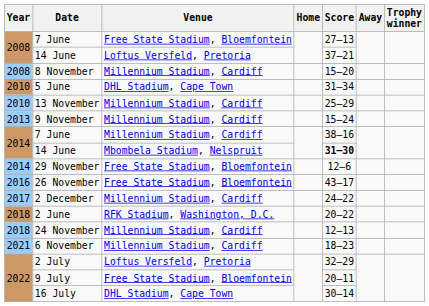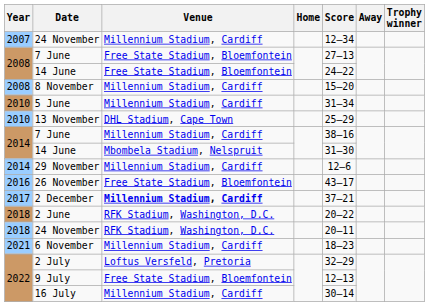+ row: (18, 39)
(177, 55) Loftus Versfeld, Pretoria -> (198, 71) Free State Stadium, Bloemfontein
(339, 55) 37–21 -> (339, 71) 24–22
(169, 87) DHL Stadium, Cape Town -> (183, 103) Millennium Stadium, Cardiff
(183, 103) Millennium Stadium, Cardiff -> (169, 119) DHL Stadium, Cape Town
- row: (18, 119)
(339, 151) bold -> (339, 151) normal
(198, 167) Free State Stadium, Bloemfontein -> (183, 167) Millennium Stadium, Cardiff
(183, 198) normal -> (183, 198) bold
(339, 198) 24–22 -> (339, 198) 37–21
(183, 230) Millennium Stadium, Cardiff -> (189, 230) RFK Stadium, Washington, D.C.
(339, 230) 12–13 -> (339, 230) 20–11
(339, 278) 20–11 -> (339, 278) 12–13
(169, 294) DHL Stadium, Cape Town -> (183, 294) Millennium Stadium, Cardiff
